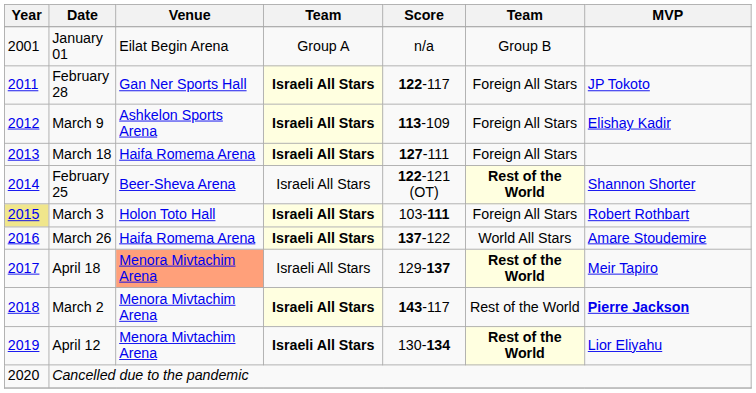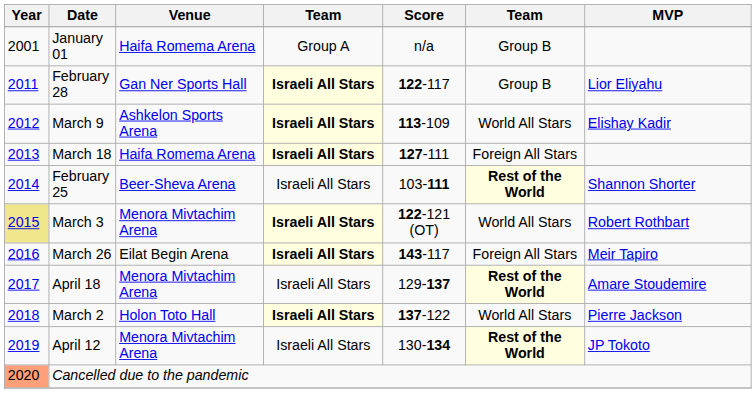(174, 46) Eilat Begin Arena -> (187, 46) Haifa Romema Arena
(525, 84) Foreign All Stars -> (525, 84) Group B
(619, 84) JP Tokoto -> (625, 84) Lior Eliyahu
(525, 123) Foreign All Stars -> (525, 123) World All Stars
(424, 184) 122-121 (OT) -> (424, 184) 103-111
(167, 215) Holon Toto Hall -> (177, 223) Menora Mivtachim Arena
(424, 215) 103-111 -> (424, 223) 122-121 (OT)
(525, 215) Foreign All Stars -> (525, 223) World All Stars
(187, 237) Haifa Romema Arena -> (174, 253) Eilat Begin Arena
(424, 237) 137-122 -> (424, 253) 143-117
(525, 237) World All Stars -> (525, 253) Foreign All Stars
(647, 237) Amare Stoudemire -> (623, 253) Meir Tapiro
(177, 268) lightsalmon background -> (177, 284) no background
(623, 268) Meir Tapiro -> (647, 284) Amare Stoudemire
(177, 307) Menora Mivtachim Arena -> (167, 315) Holon Toto Hall
(424, 307) 143-117 -> (424, 315) 137-122
(525, 307) Rest of the World -> (525, 315) World All Stars
(638, 307) bold -> (635, 315) normal
(323, 345) bold -> (323, 345) normal
(625, 345) Lior Eliyahu -> (619, 345) JP Tokoto
(24, 376) no background -> (24, 376) lightsalmon background
